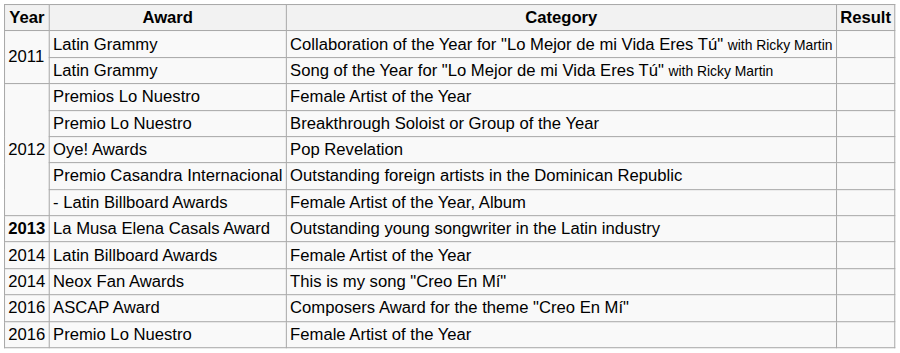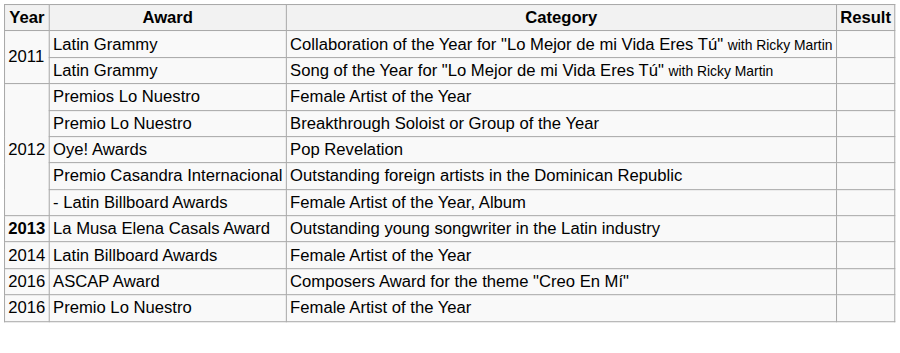- row: (119, 281)
